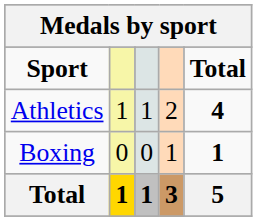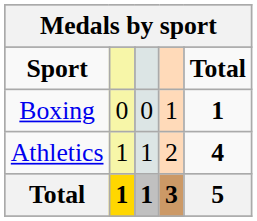rows swapped: (57, 110) <-> (57, 152)
